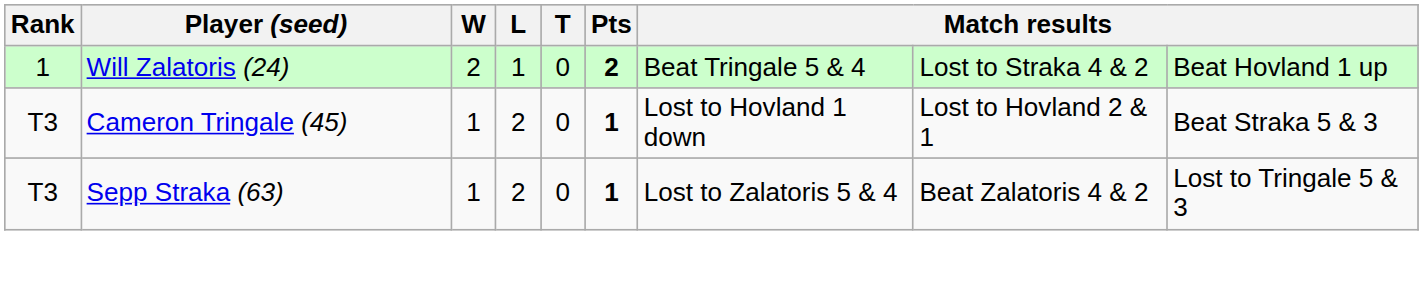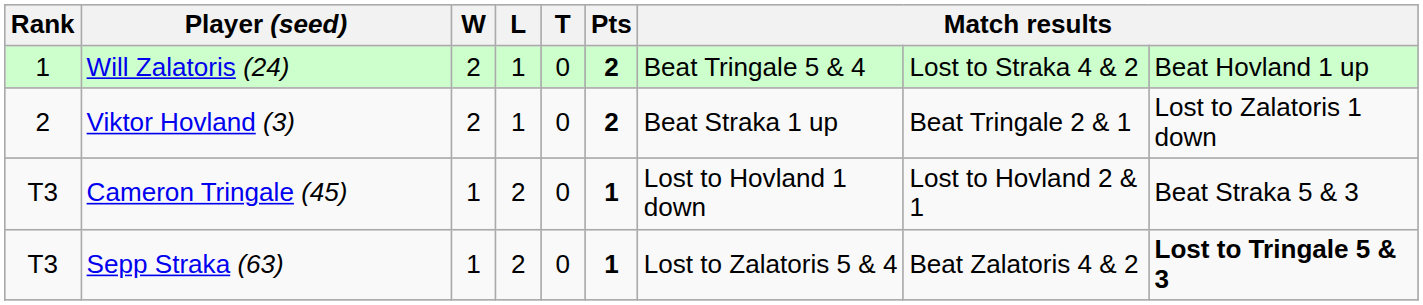+ row: (191, 122)
(1286, 193) normal -> (1275, 263) bold
